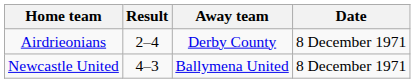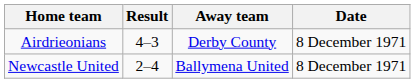(147, 41) 2–4 -> (147, 41) 4–3
(147, 66) 4–3 -> (147, 66) 2–4
